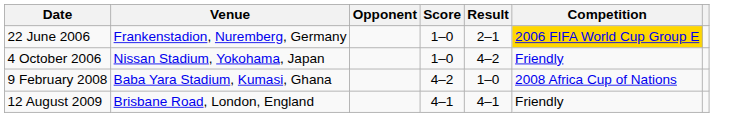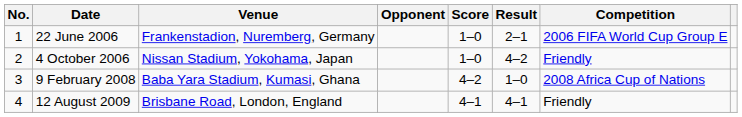+ column: (19, 15)
(607, 36) gold background -> (635, 36) no background
